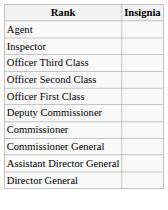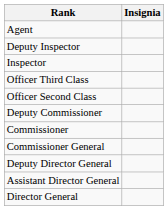+ row: (43, 46)
- row: (46, 96)
+ row: (59, 163)
